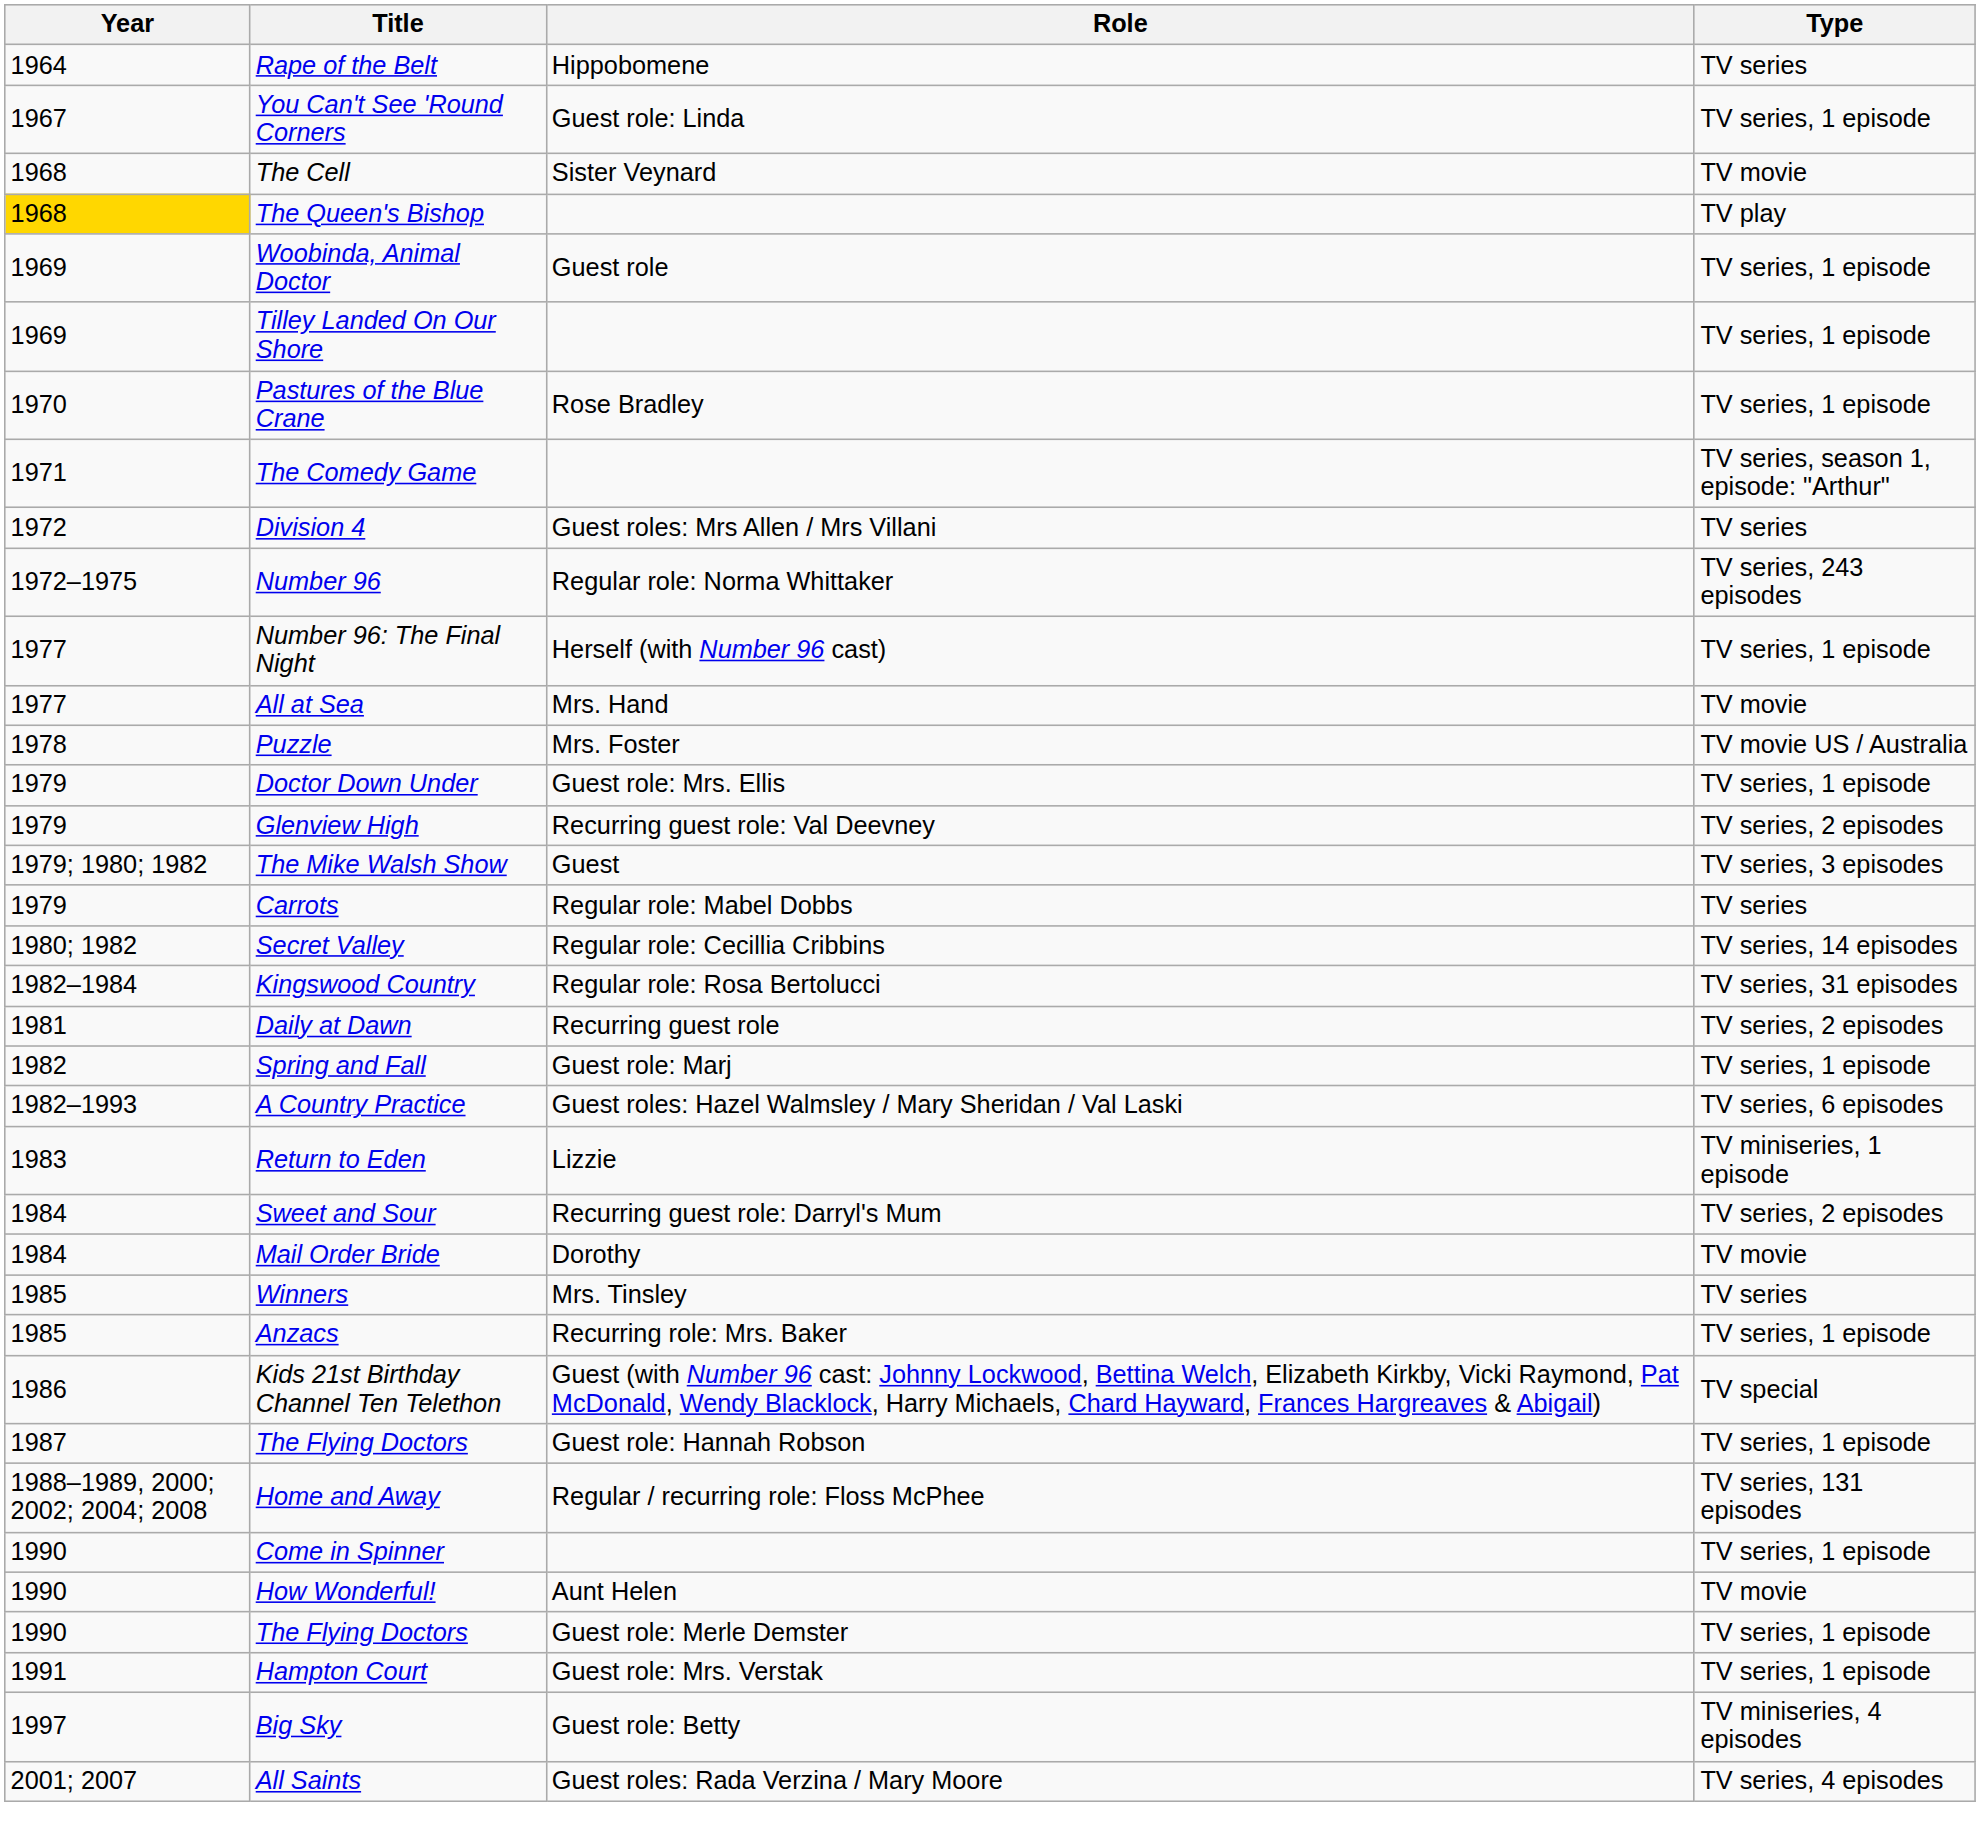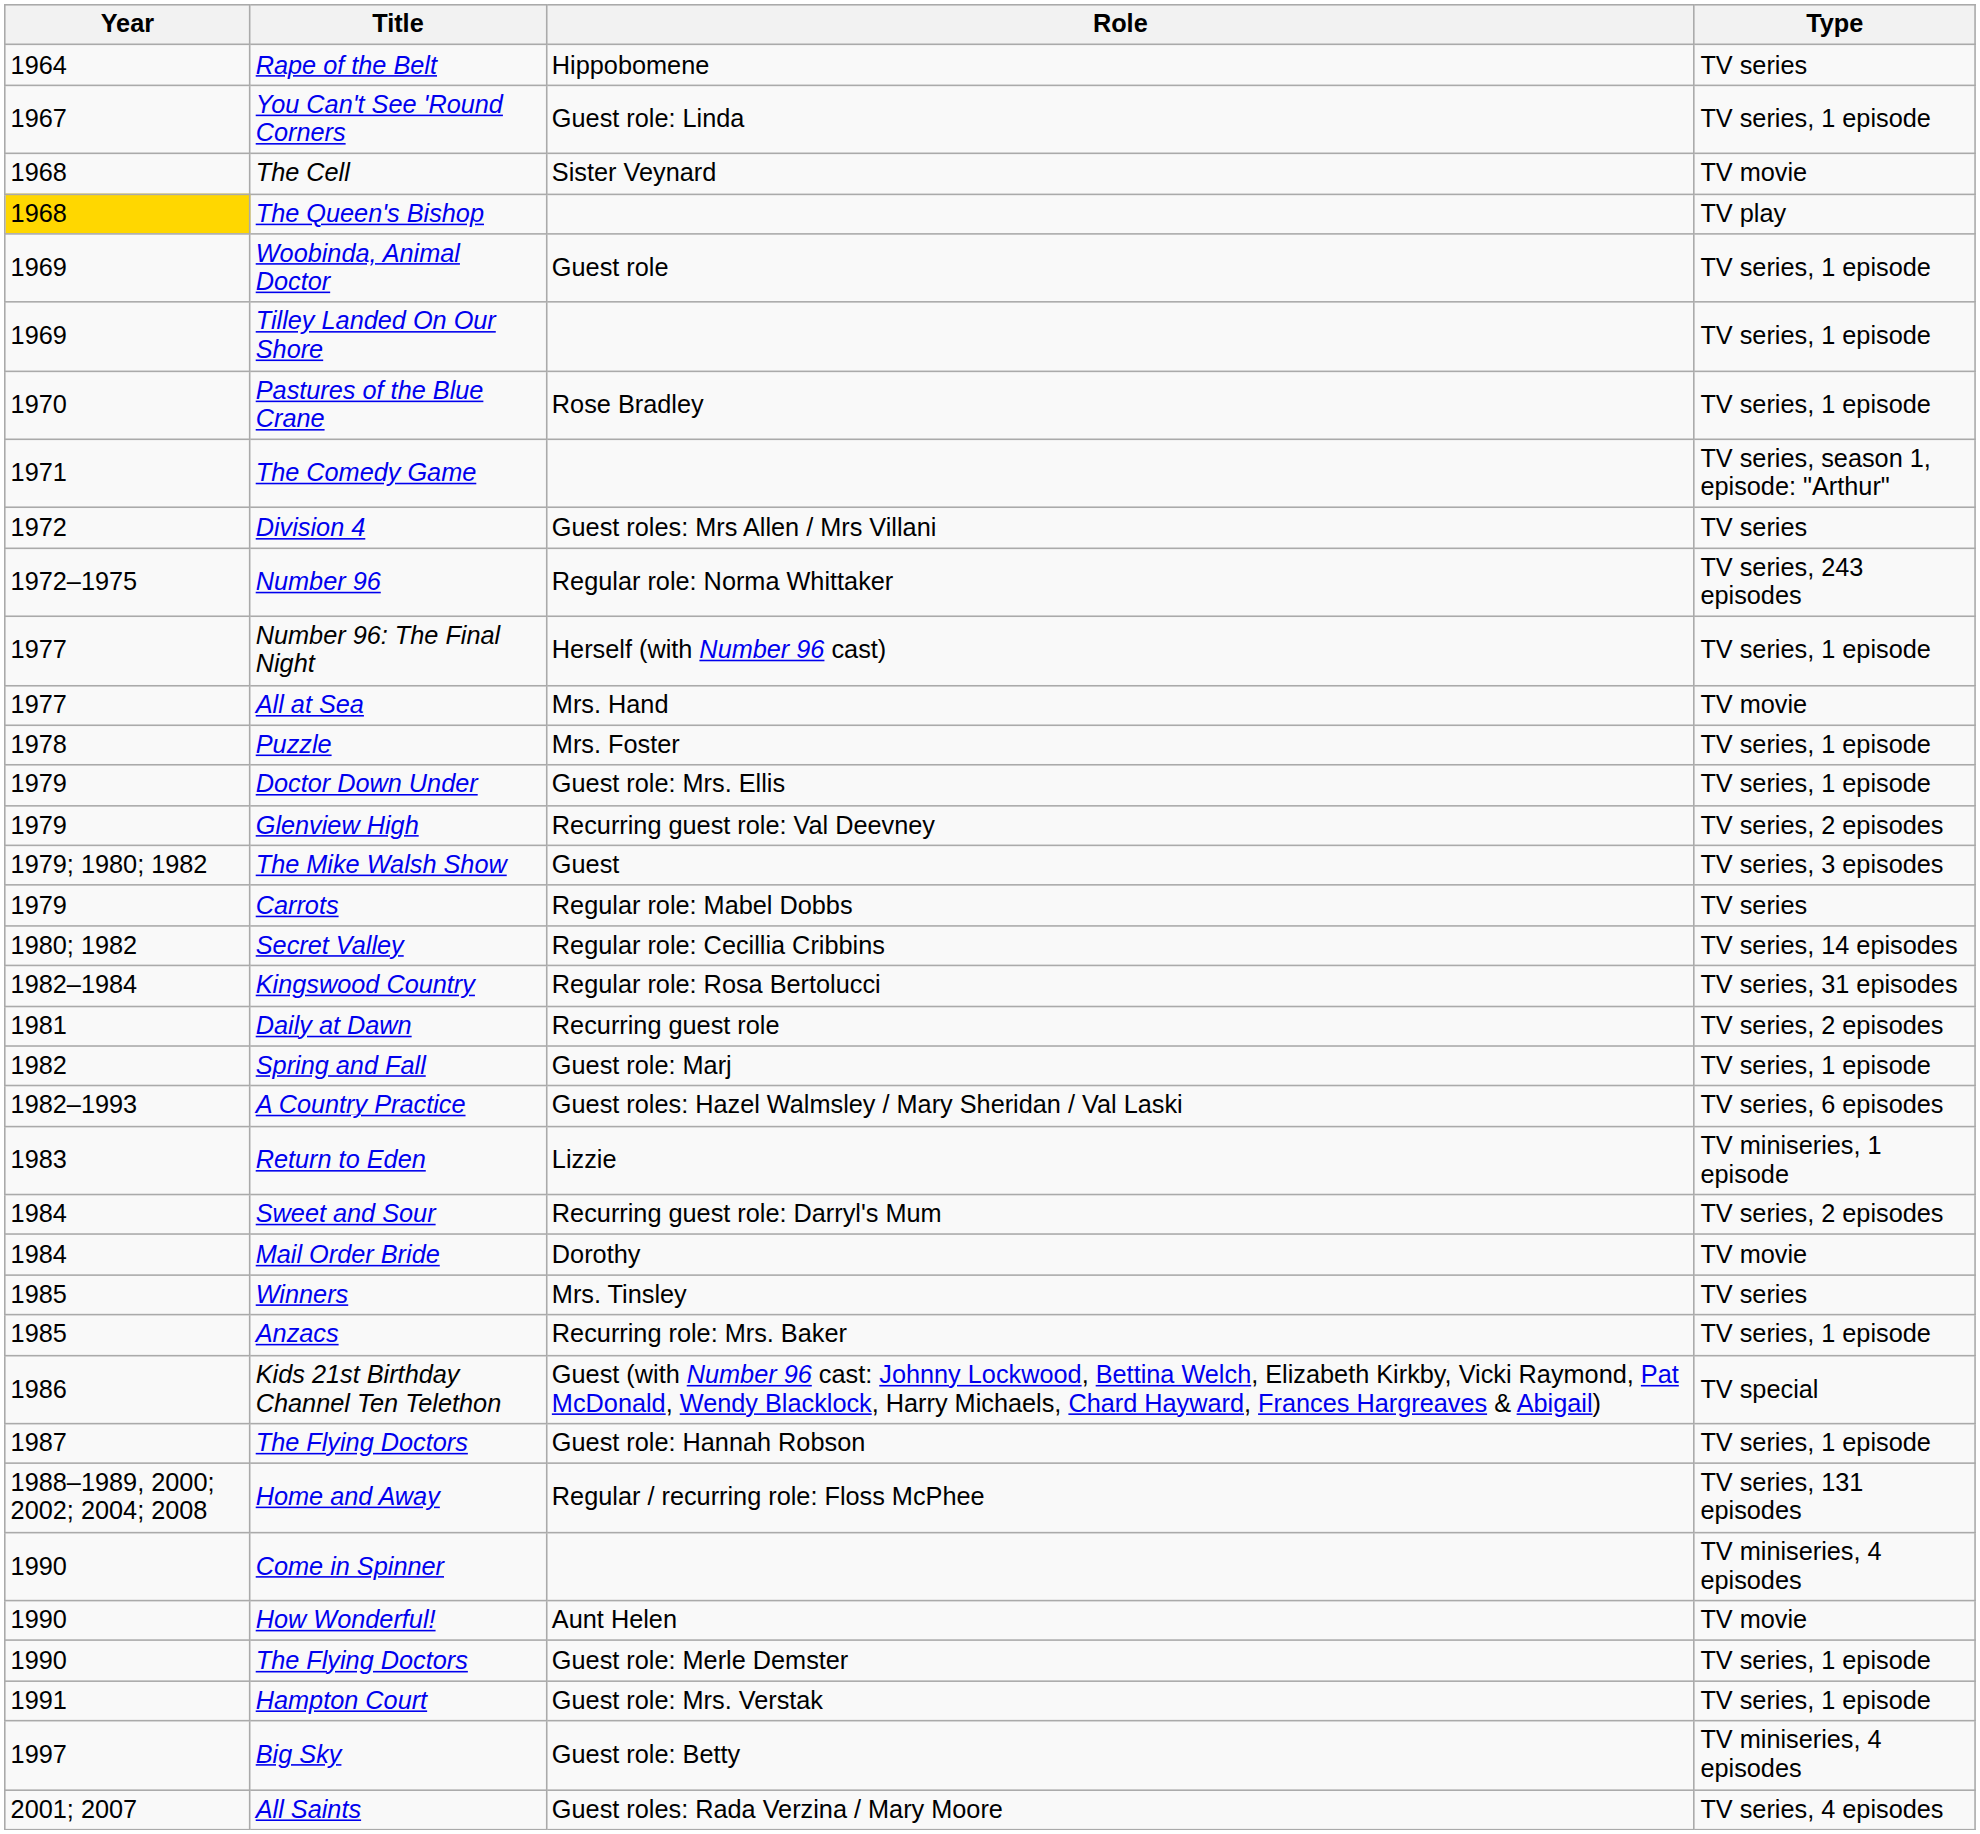(1834, 744) TV movie US / Australia -> (1816, 744) TV series, 1 episode
(1816, 1551) TV series, 1 episode -> (1791, 1566) TV miniseries, 4 episodes
